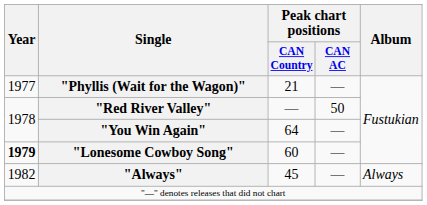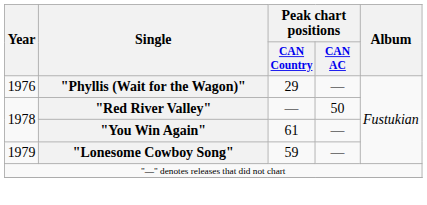(22, 86) 1977 -> (22, 86) 1976
(292, 86) 21 -> (292, 86) 29
(292, 130) 64 -> (292, 130) 61
(22, 152) bold -> (22, 152) normal
(292, 152) 60 -> (292, 152) 59
- row: (153, 174)
